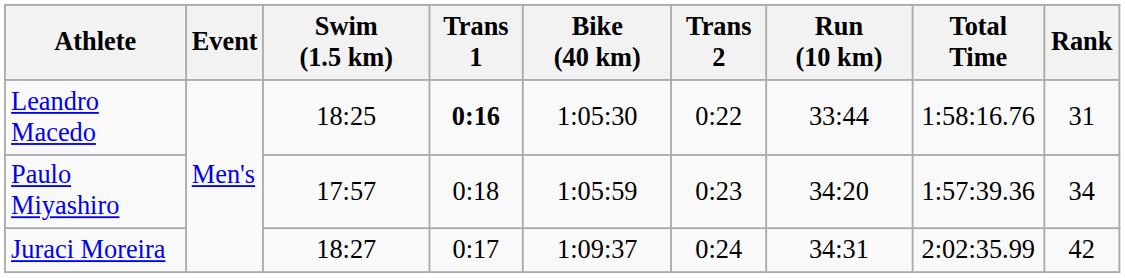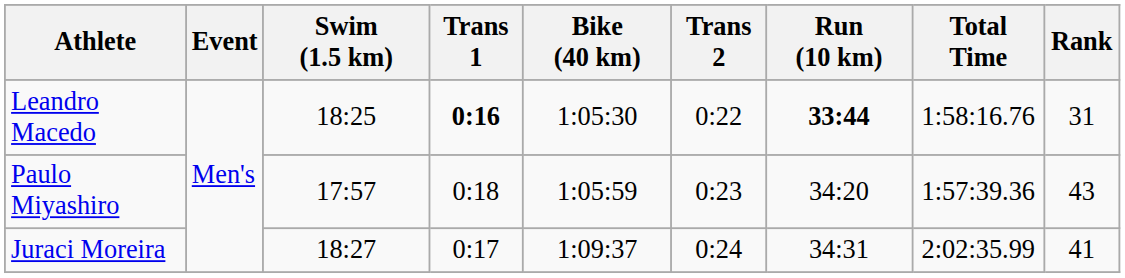(839, 116) normal -> (839, 116) bold
(1082, 191) 34 -> (1082, 191) 43
(1082, 250) 42 -> (1082, 250) 41
